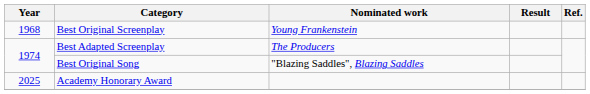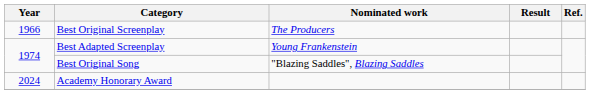(29, 30) 1968 -> (29, 30) 1966
(314, 30) Young Frankenstein -> (303, 30) The Producers
(303, 47) The Producers -> (314, 47) Young Frankenstein
(29, 81) 2025 -> (29, 81) 2024
